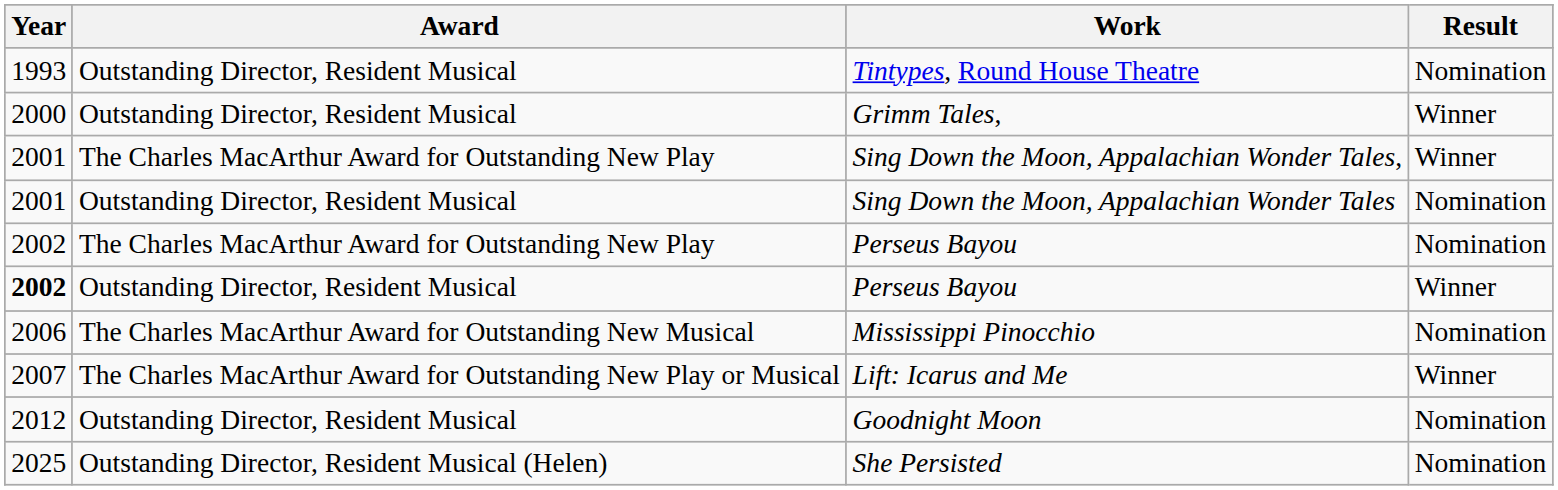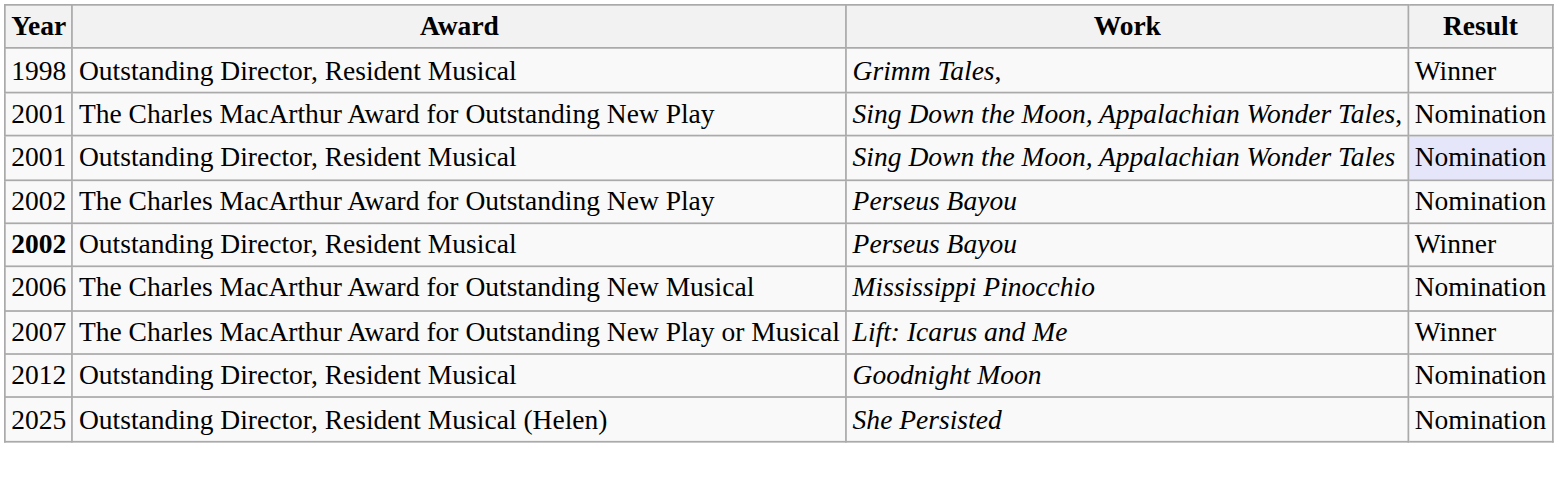- row: (298, 69)
(39, 113) 2000 -> (39, 69) 1998
(1455, 157) Winner -> (1480, 113) Nomination
(1480, 200) no background -> (1480, 157) lavender background
